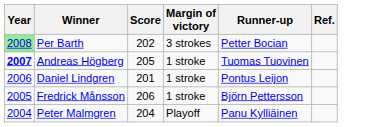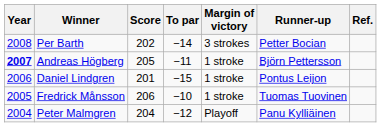+ column: (183, 20)
(19, 43) lightgreen background -> (19, 43) no background
(265, 61) Tuomas Tuovinen -> (300, 61) Björn Pettersson
(262, 96) Björn Pettersson -> (303, 96) Tuomas Tuovinen
